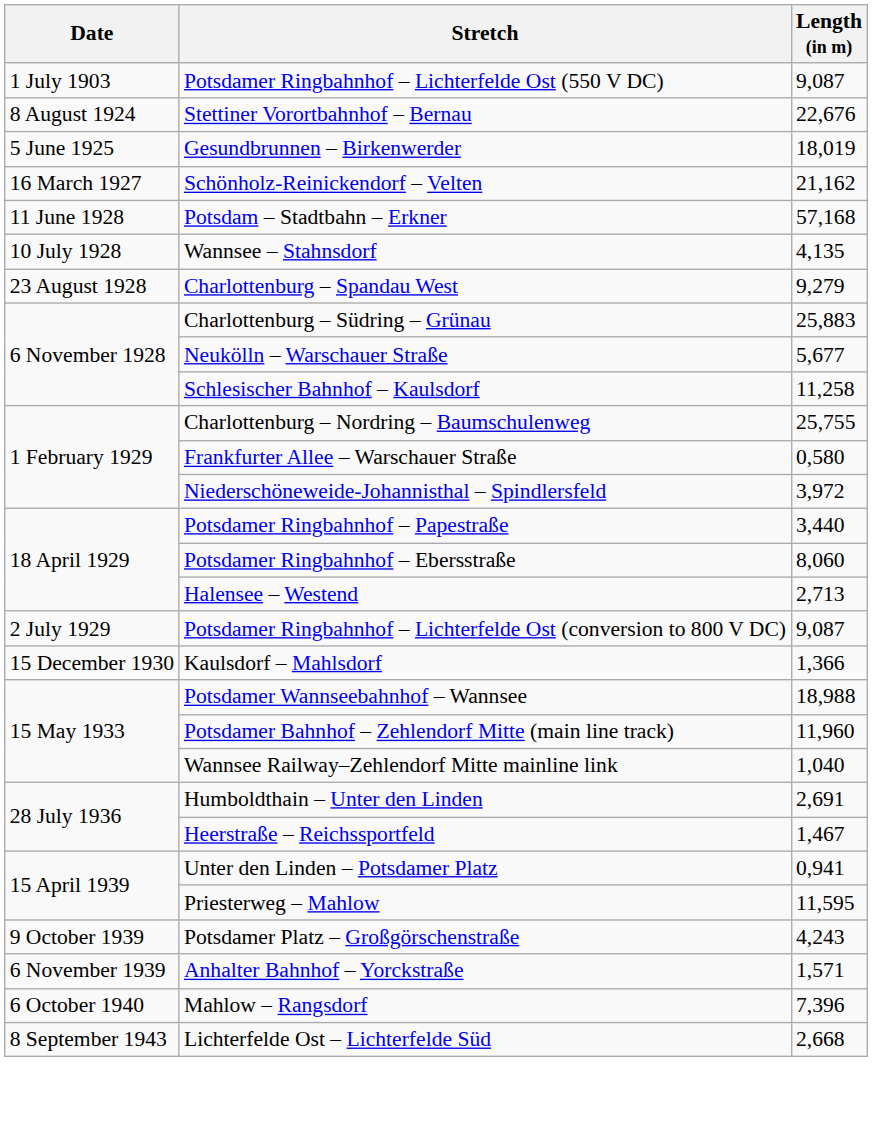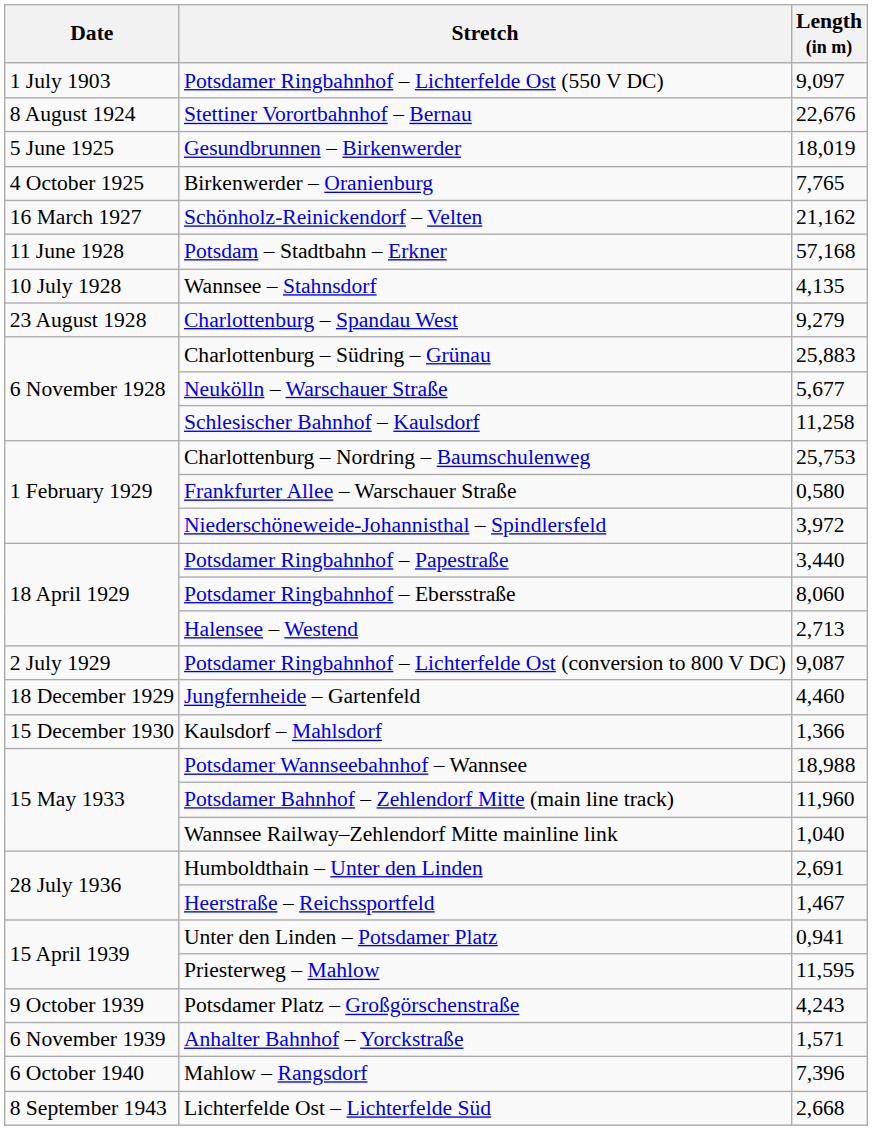(820, 80) 9,087 -> (820, 80) 9,097
+ row: (309, 182)
(826, 422) 25,755 -> (826, 457) 25,753
+ row: (302, 696)
